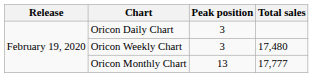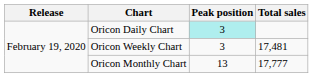(222, 30) no background -> (222, 30) paleturquoise background
(273, 47) 17,480 -> (273, 47) 17,481
